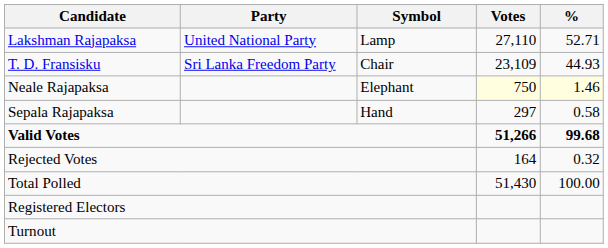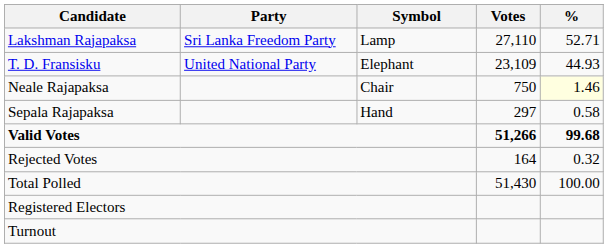(250, 40) United National Party -> (260, 40) Sri Lanka Freedom Party
(260, 64) Sri Lanka Freedom Party -> (250, 64) United National Party
(377, 64) Chair -> (387, 64) Elephant
(387, 87) Elephant -> (377, 87) Chair
(525, 87) lightyellow background -> (525, 87) no background
